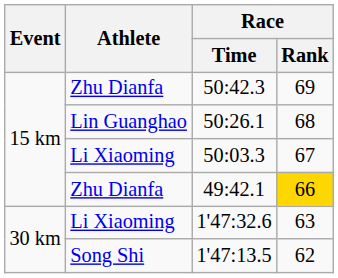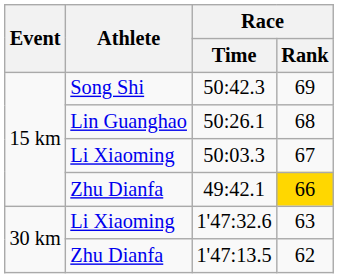(117, 88) Zhu Dianfa -> (107, 88) Song Shi
(107, 256) Song Shi -> (117, 256) Zhu Dianfa
